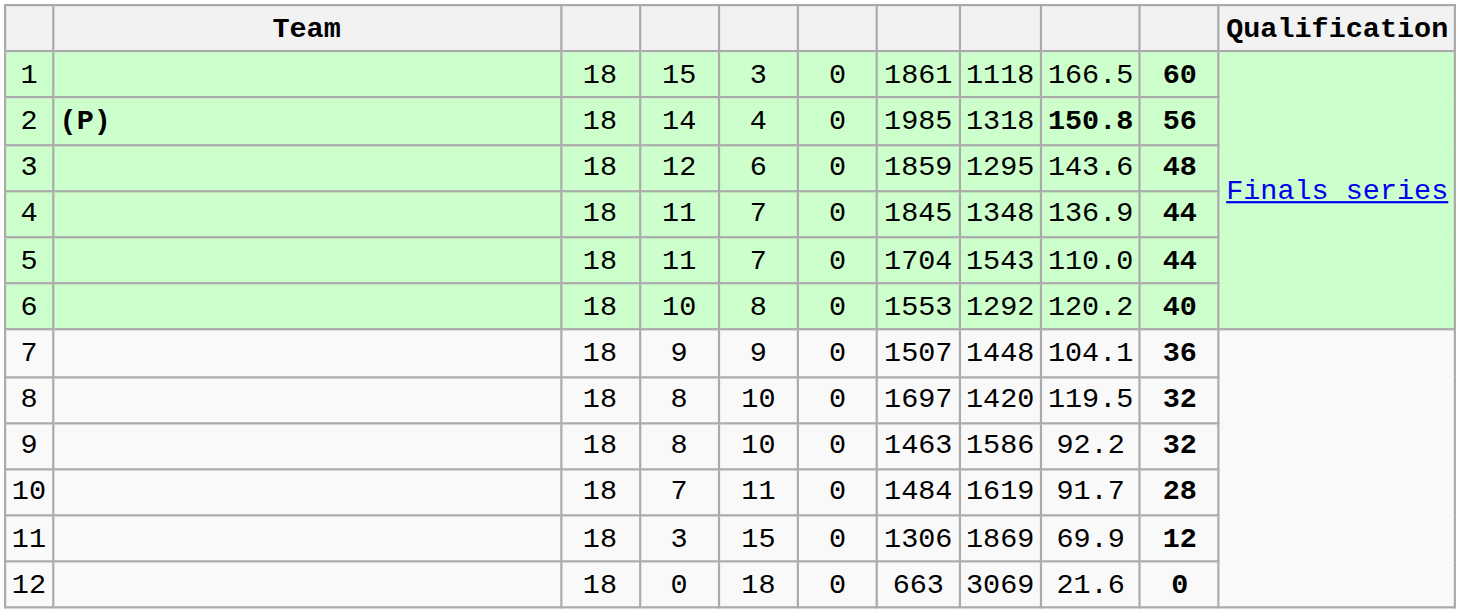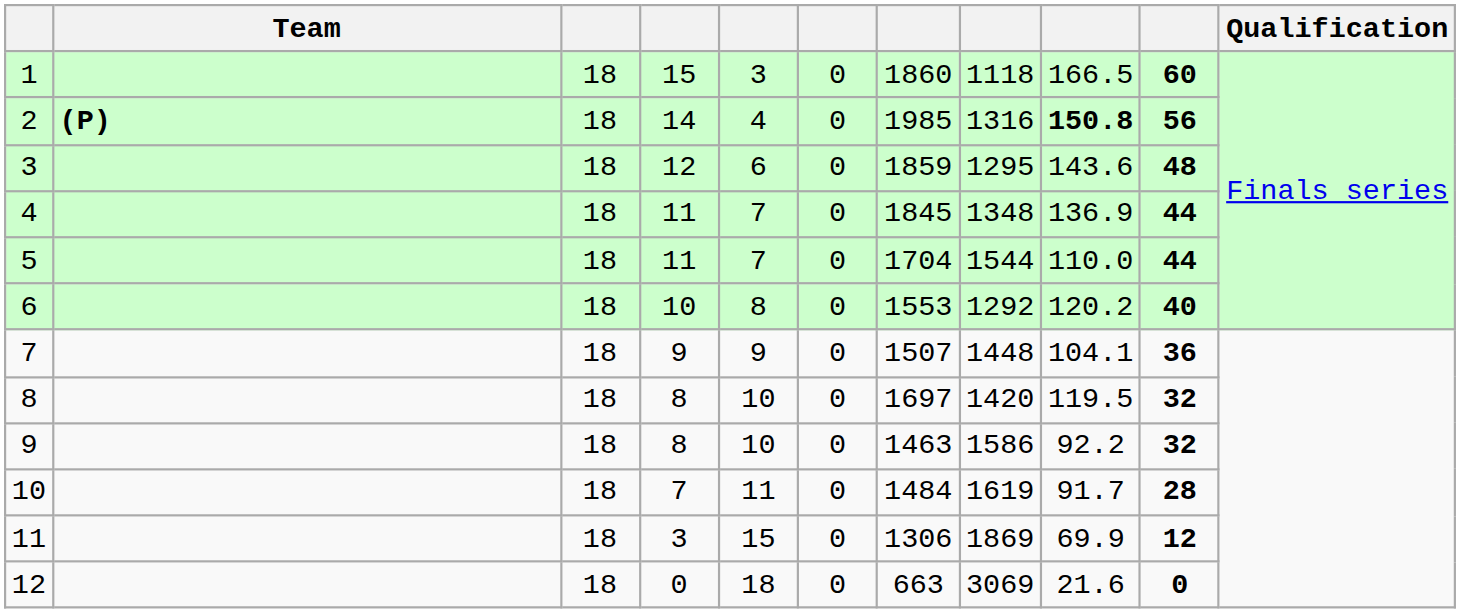(918, 75) 1861 -> (918, 75) 1860
(1000, 121) 1318 -> (1000, 121) 1316
(1000, 260) 1543 -> (1000, 260) 1544
